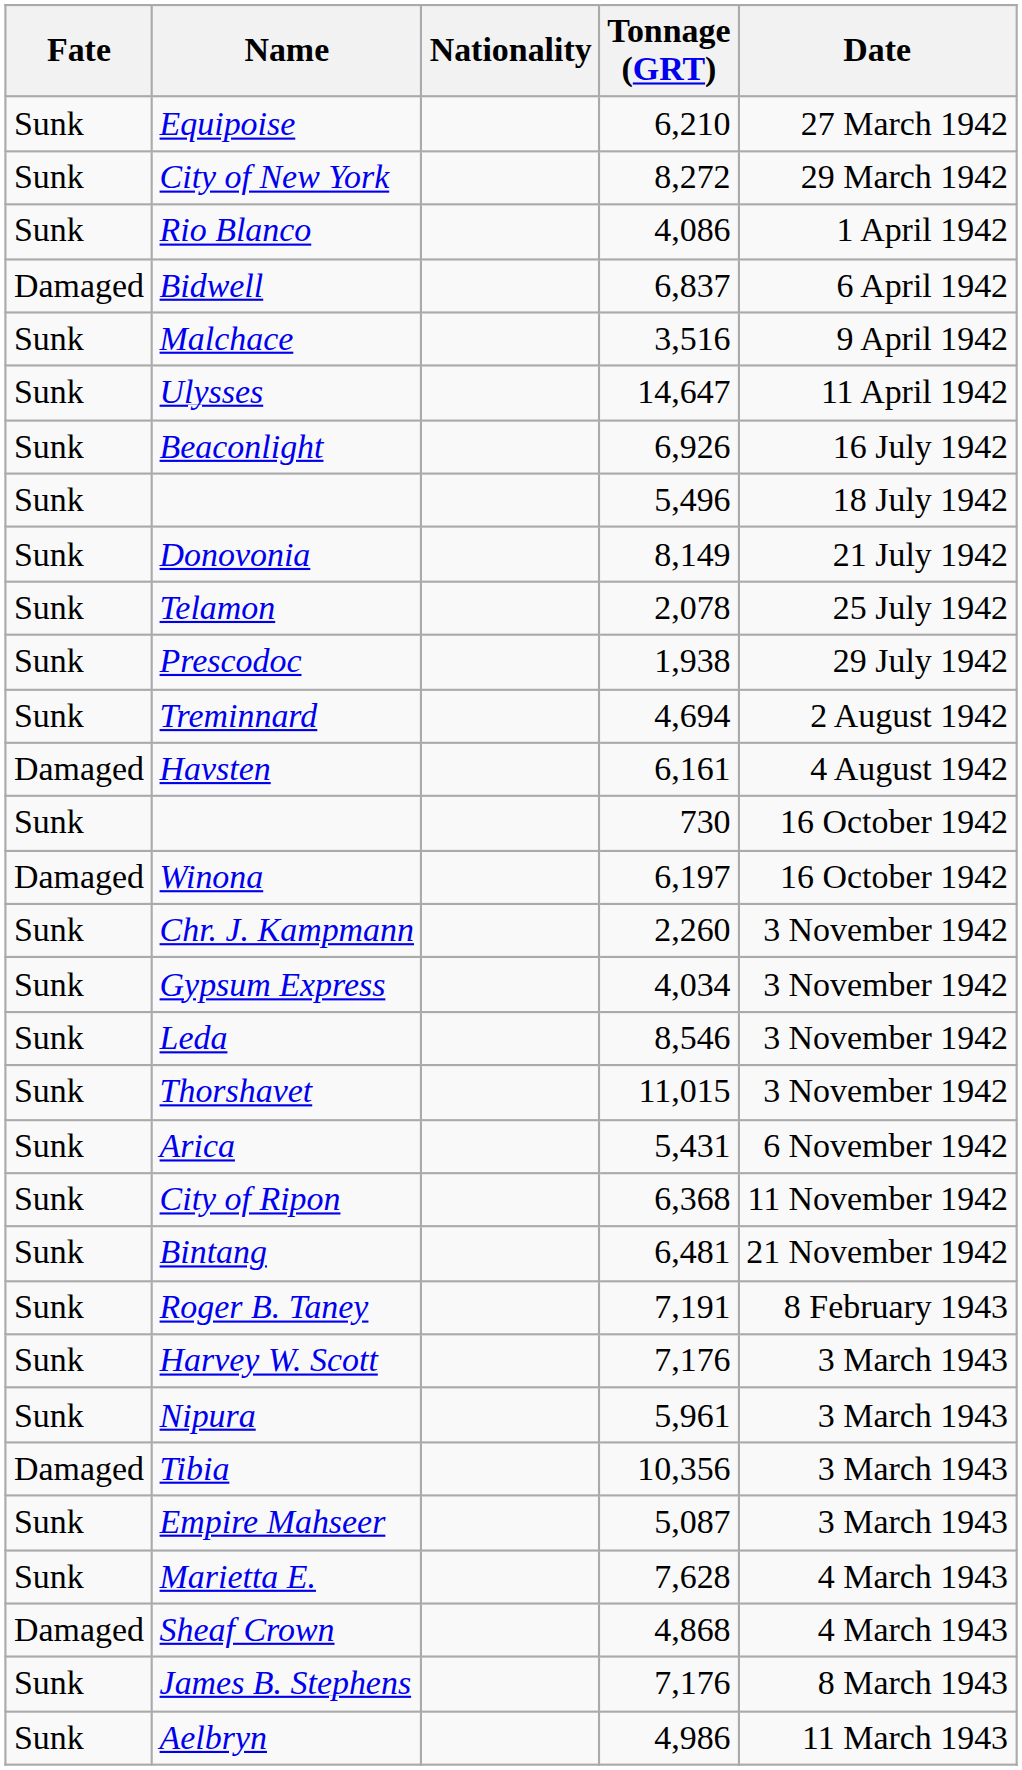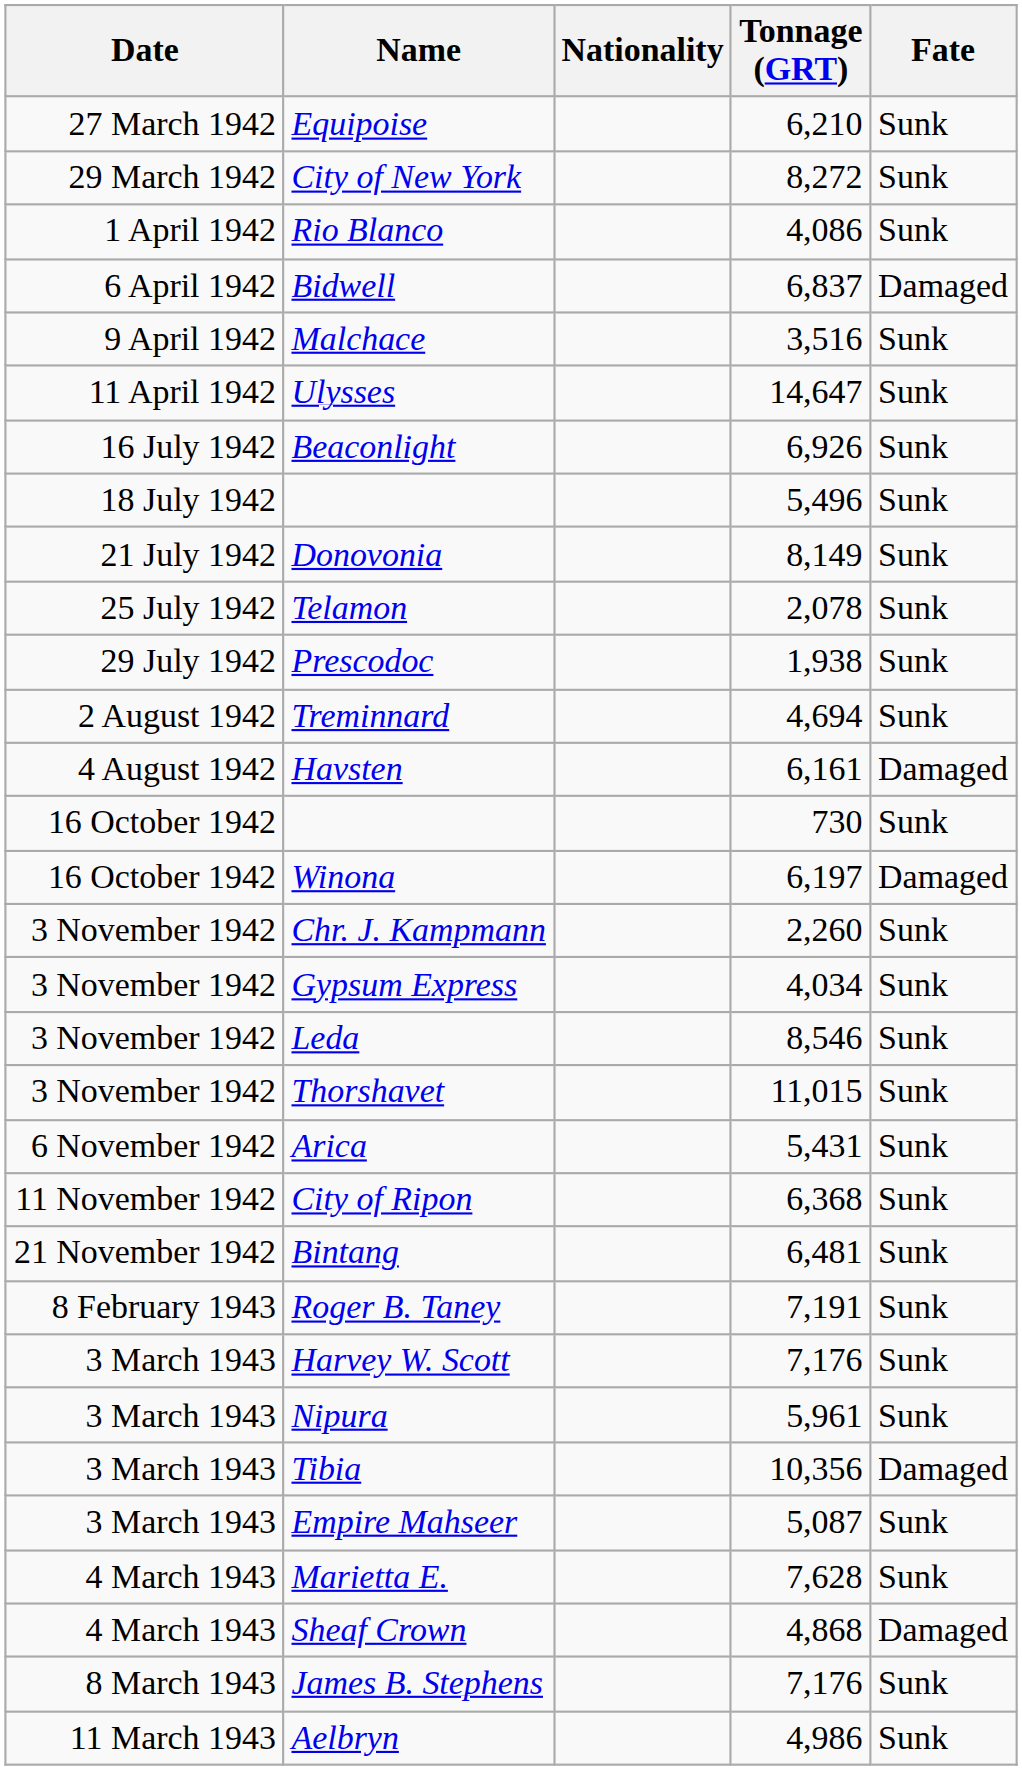columns swapped: (877, 50) <-> (79, 50)
